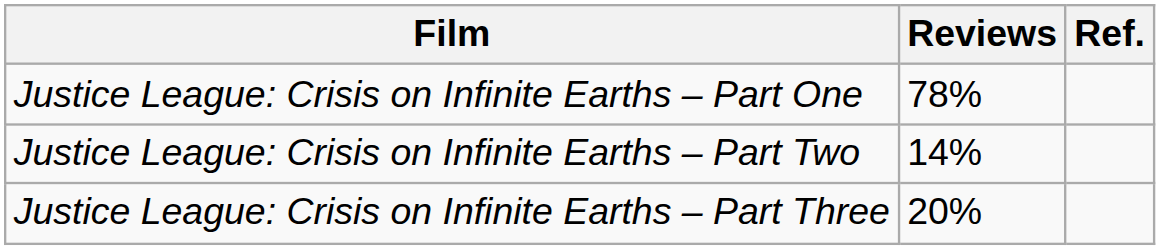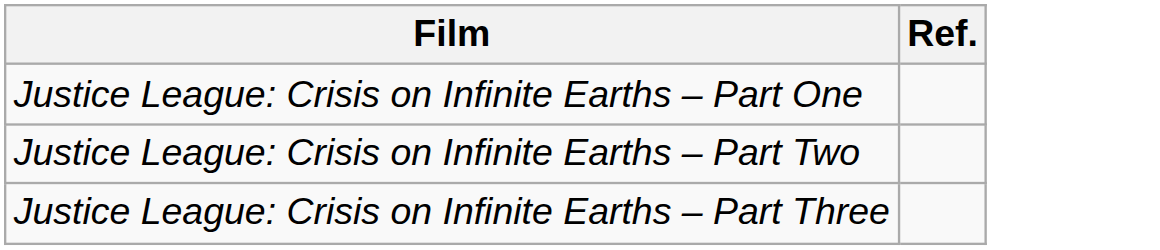- column: (982, 34)
